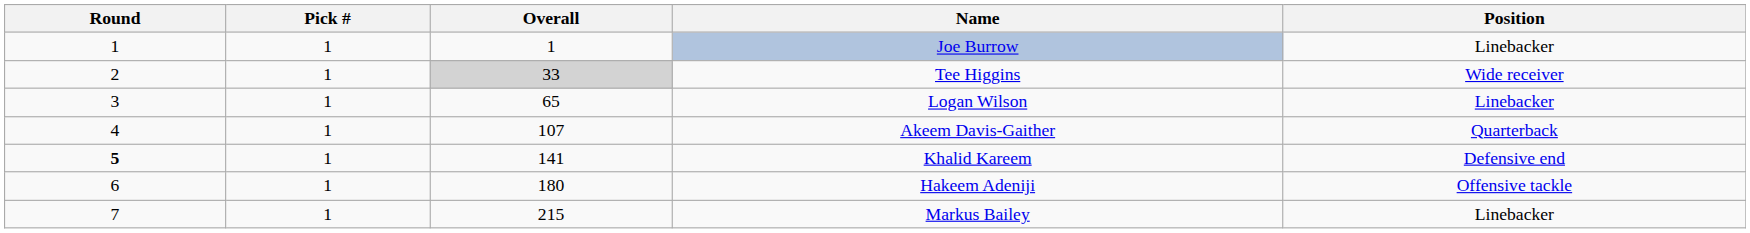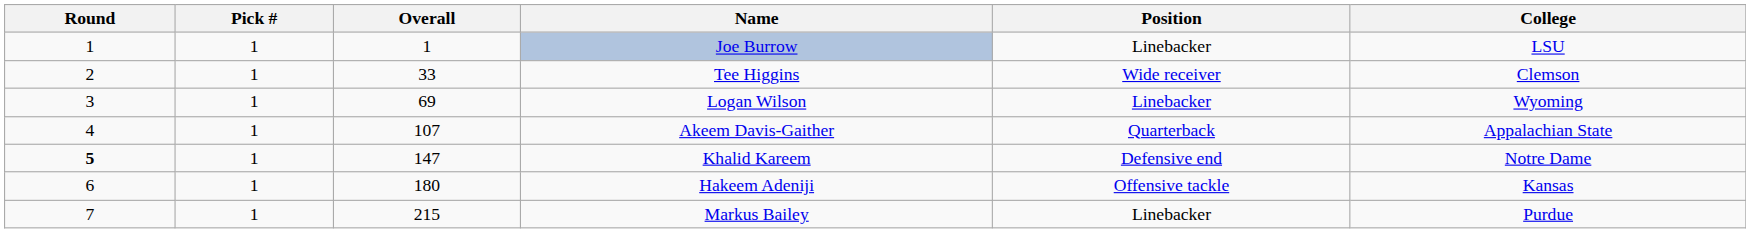+ column: (1548, 18)
(551, 74) lightgrey background -> (427, 74) no background
(551, 102) 65 -> (427, 102) 69
(551, 158) 141 -> (427, 158) 147
